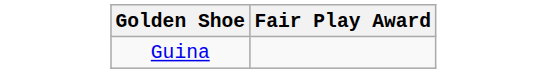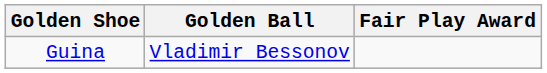+ column: (250, 21)
